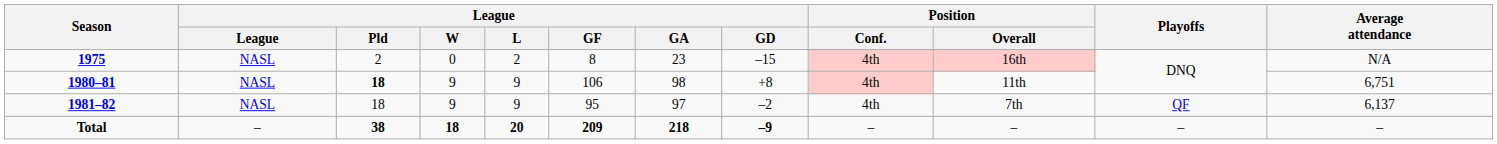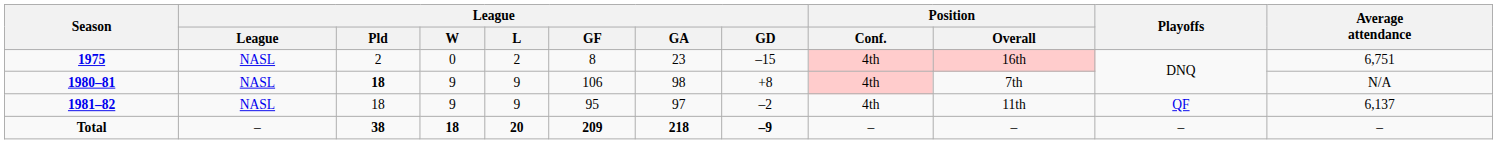(1380, 60) N/A -> (1380, 60) 6,751
(1014, 83) 11th -> (1014, 83) 7th
(1380, 83) 6,751 -> (1380, 83) N/A
(1014, 105) 7th -> (1014, 105) 11th
